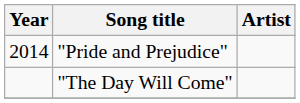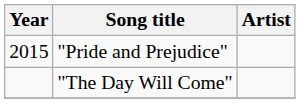(29, 51) 2014 -> (29, 51) 2015
